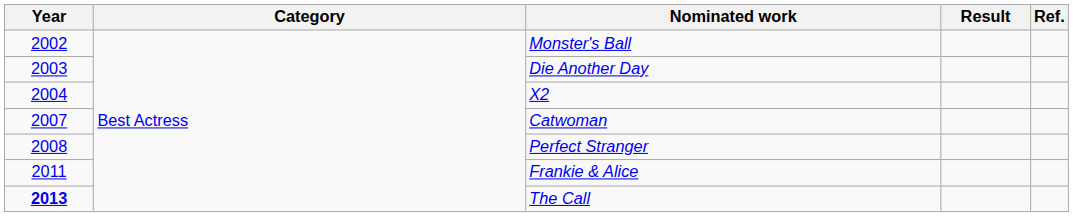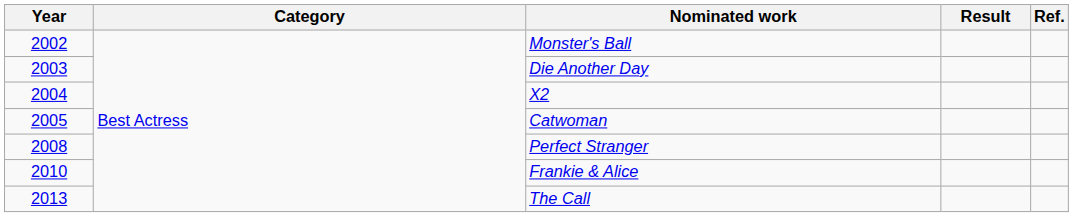(49, 120) 2007 -> (49, 120) 2005
(49, 172) 2011 -> (49, 172) 2010
(49, 198) bold -> (49, 198) normal
